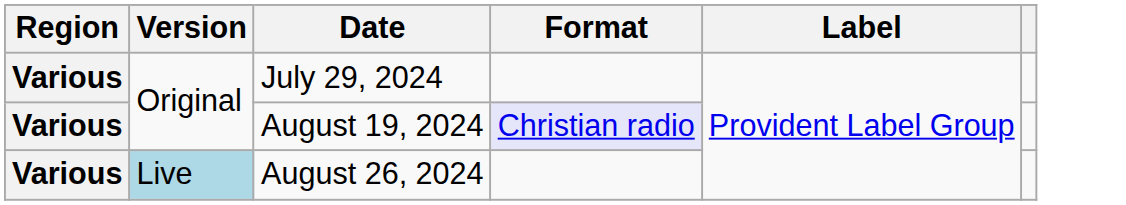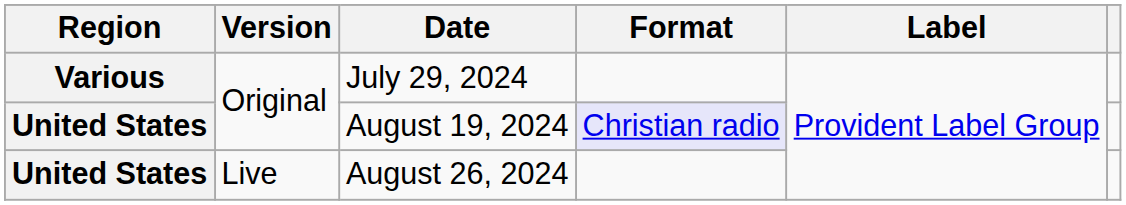(67, 125) Various -> (110, 125) United States
(67, 174) Various -> (110, 174) United States
(165, 174) lightblue background -> (249, 174) no background
